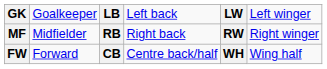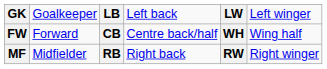rows swapped: (17, 34) <-> (17, 53)
